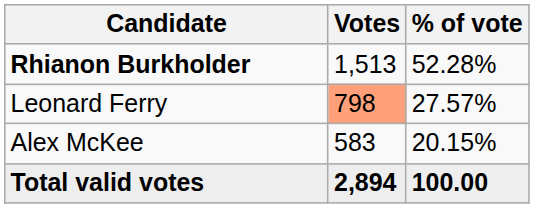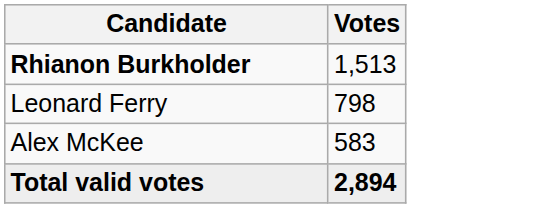- column: (467, 24)
(355, 103) lightsalmon background -> (355, 103) no background
